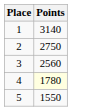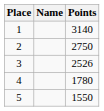+ column: (50, 13)
(50, 64) 2560 -> (82, 64) 2526
(50, 81) lightyellow background -> (82, 81) no background
